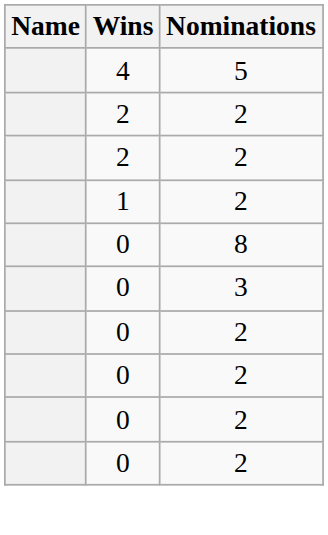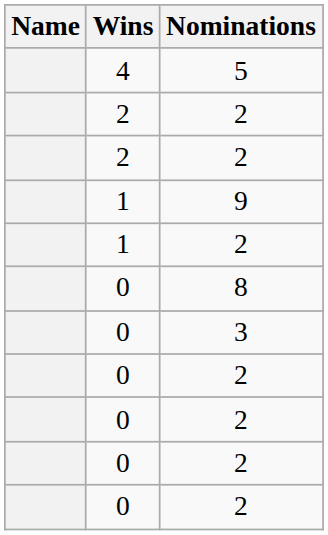+ row: (123, 200)
